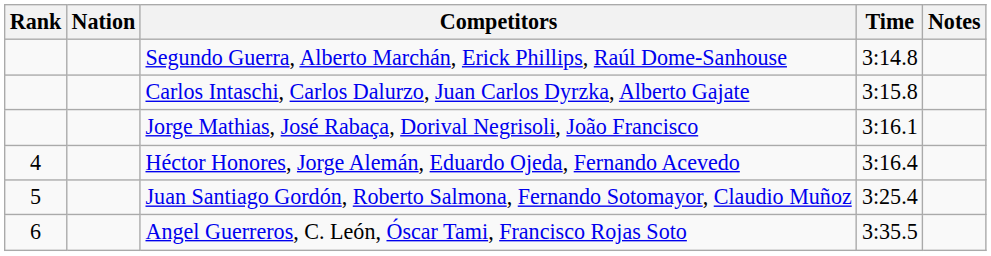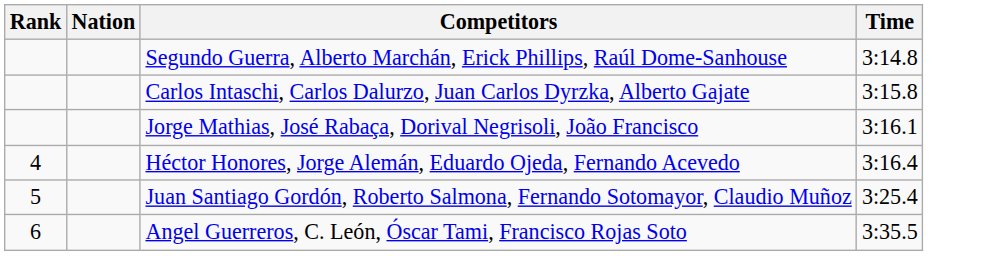- column: (954, 22)
